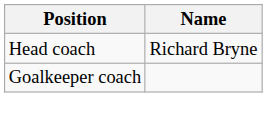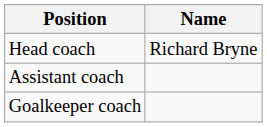+ row: (66, 77)
